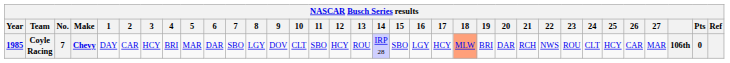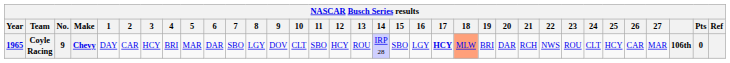(15, 46) 1985 -> (15, 46) 1965
(63, 46) 7 -> (63, 46) 9
(442, 46) normal -> (443, 46) bold
